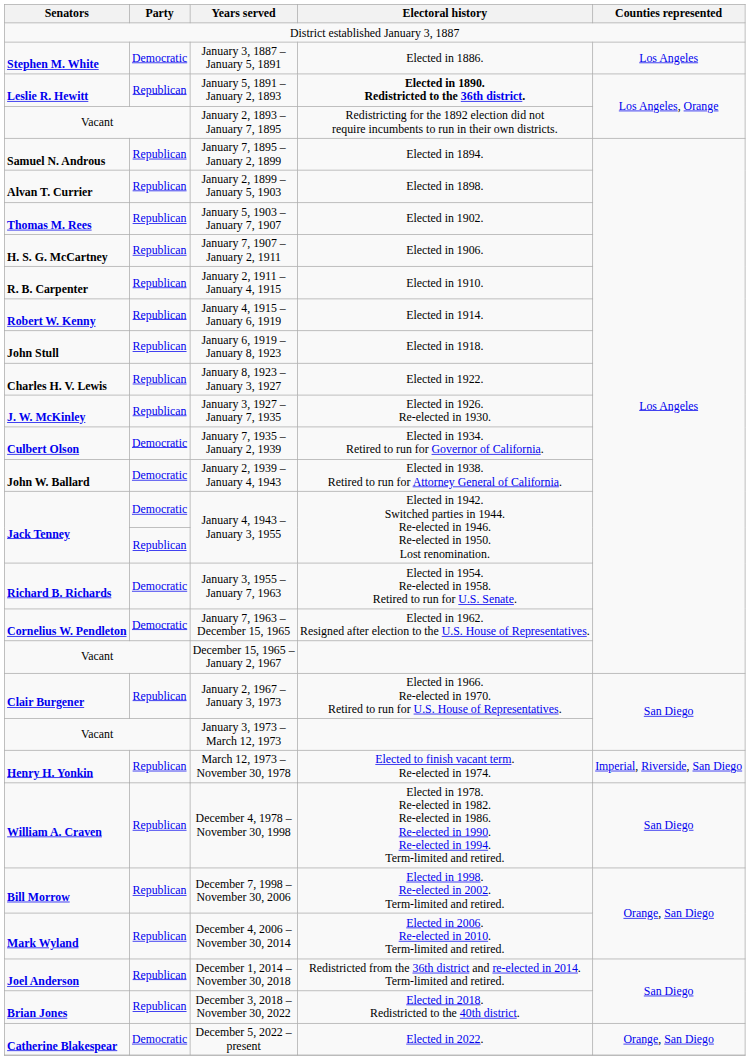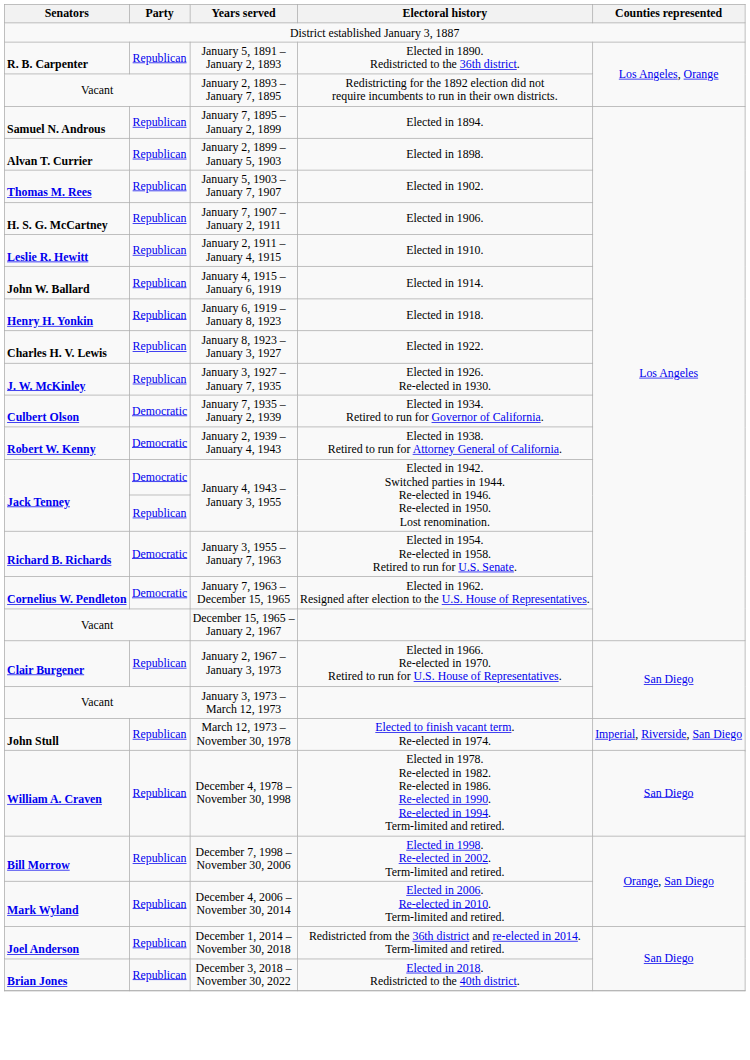- row: (160, 58)
(48, 96) Leslie R. Hewitt -> (48, 64) R. B. Carpenter
(445, 90) bold -> (445, 58) normal
(48, 289) R. B. Carpenter -> (48, 257) Leslie R. Hewitt
(51, 321) Robert W. Kenny -> (48, 289) John W. Ballard
(33, 353) John Stull -> (50, 321) Henry H. Yonkin
(48, 482) John W. Ballard -> (51, 449) Robert W. Kenny
(50, 773) Henry H. Yonkin -> (33, 741) John Stull
- row: (160, 1039)
